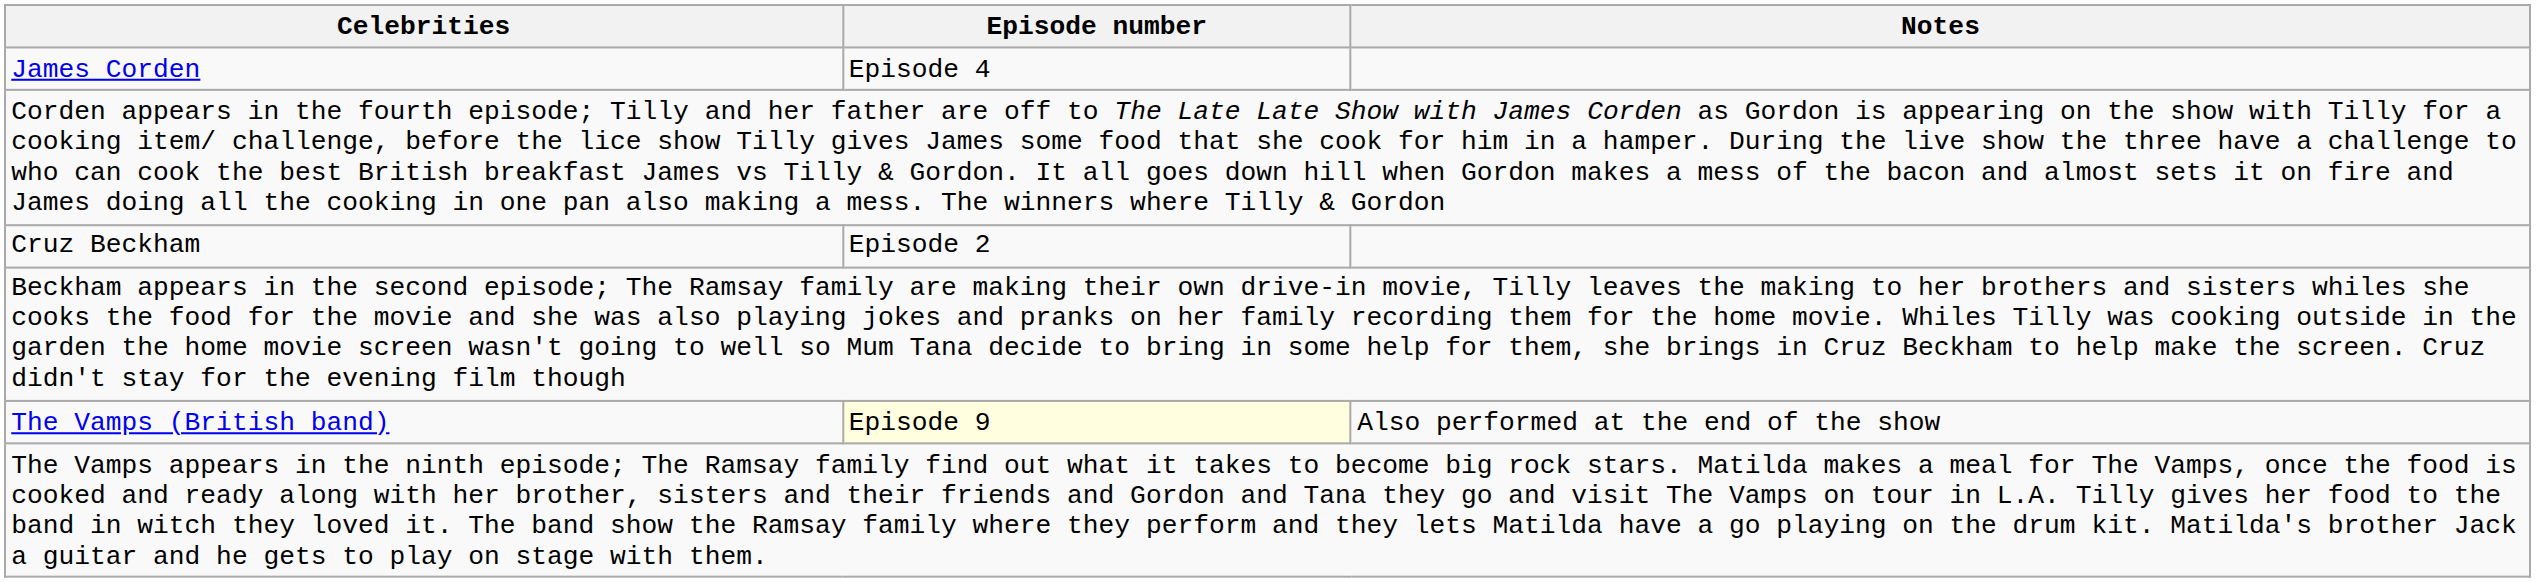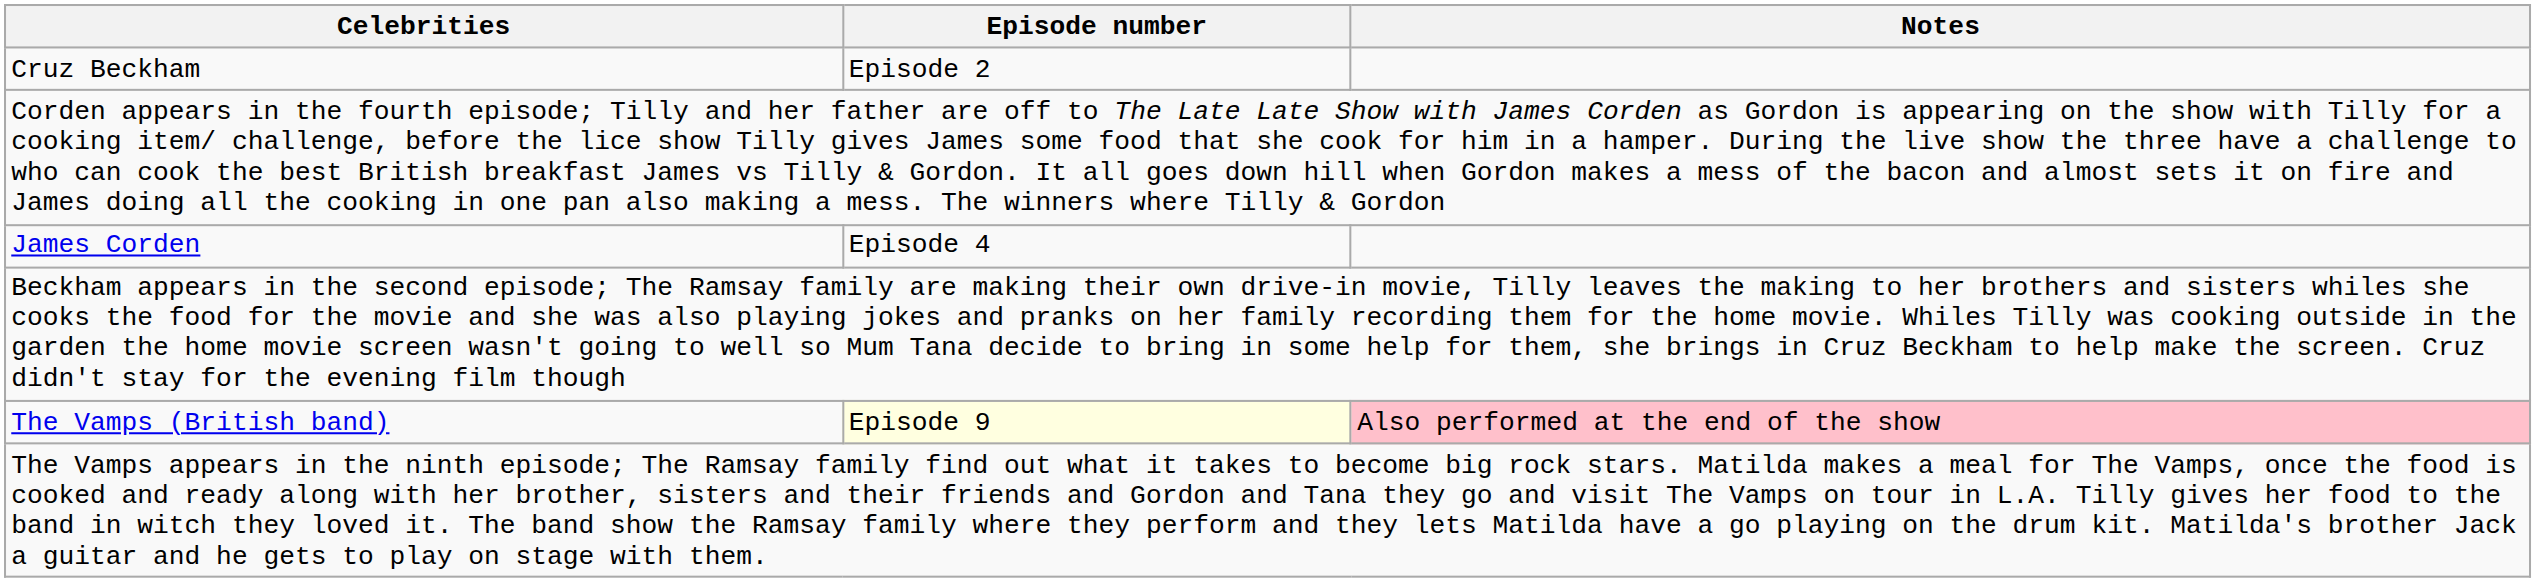rows swapped: (106, 69) <-> (106, 246)
(1649, 422) no background -> (1649, 422) pink background
